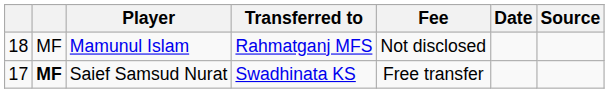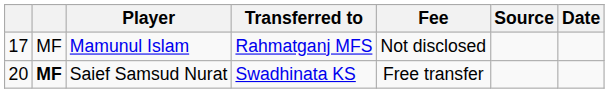columns swapped: (513, 18) <-> (570, 18)
(18, 46) 18 -> (18, 46) 17
(18, 74) 17 -> (18, 74) 20
